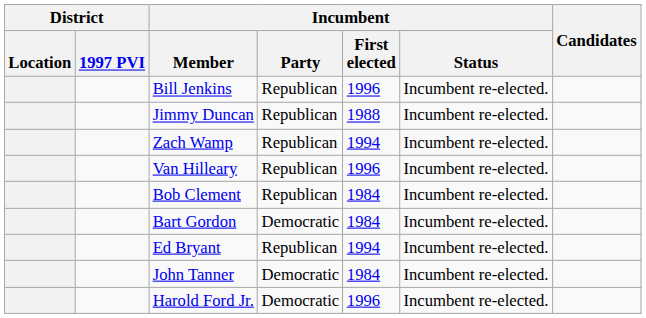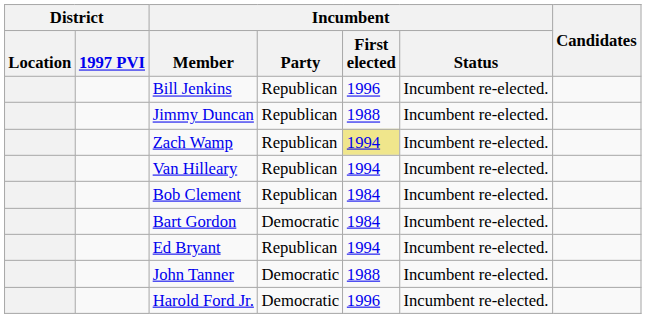(363, 141) no background -> (363, 141) khaki background
(363, 168) 1996 -> (363, 168) 1994
(363, 273) 1984 -> (363, 273) 1988
